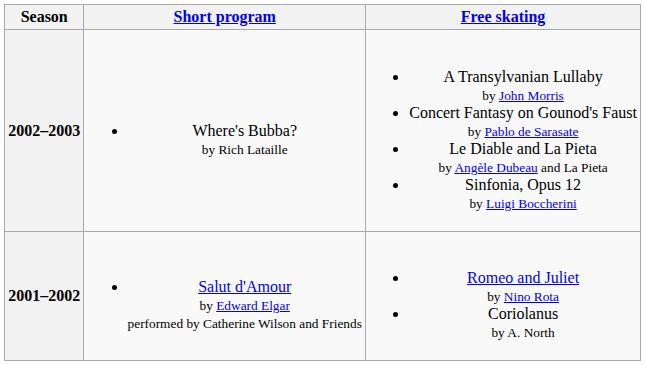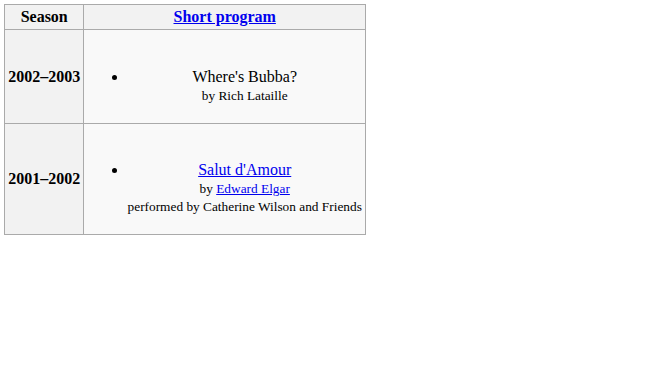- column: (503, 17)
